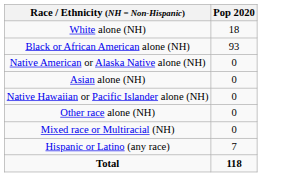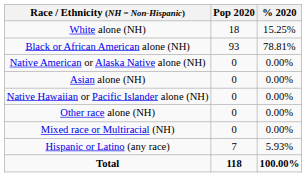+ column: (279, 12)
